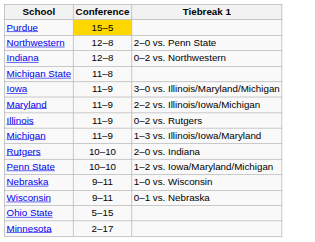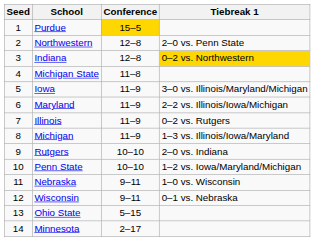+ column: (18, 12)
(180, 58) no background -> (208, 58) gold background
